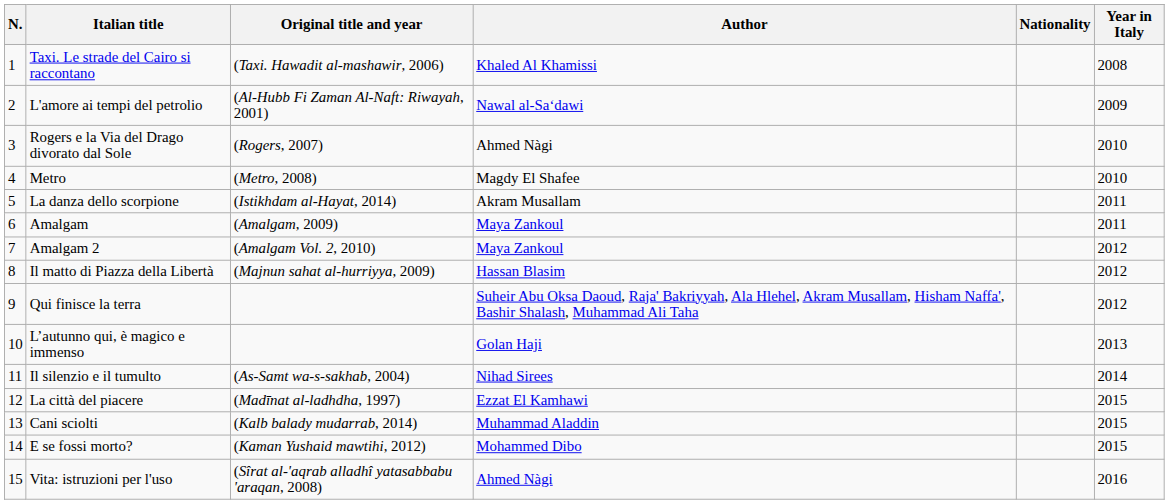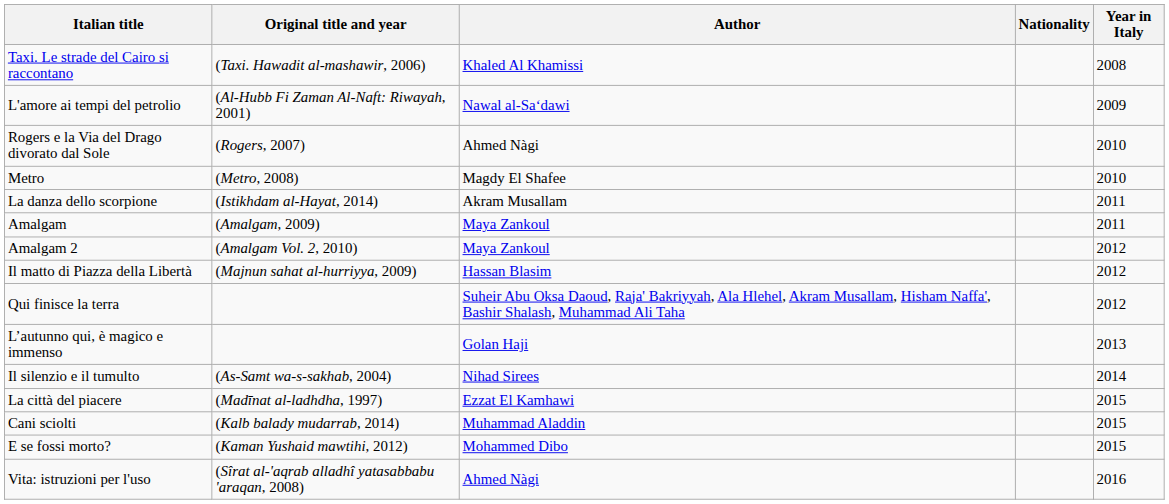- column: (15, 24)
